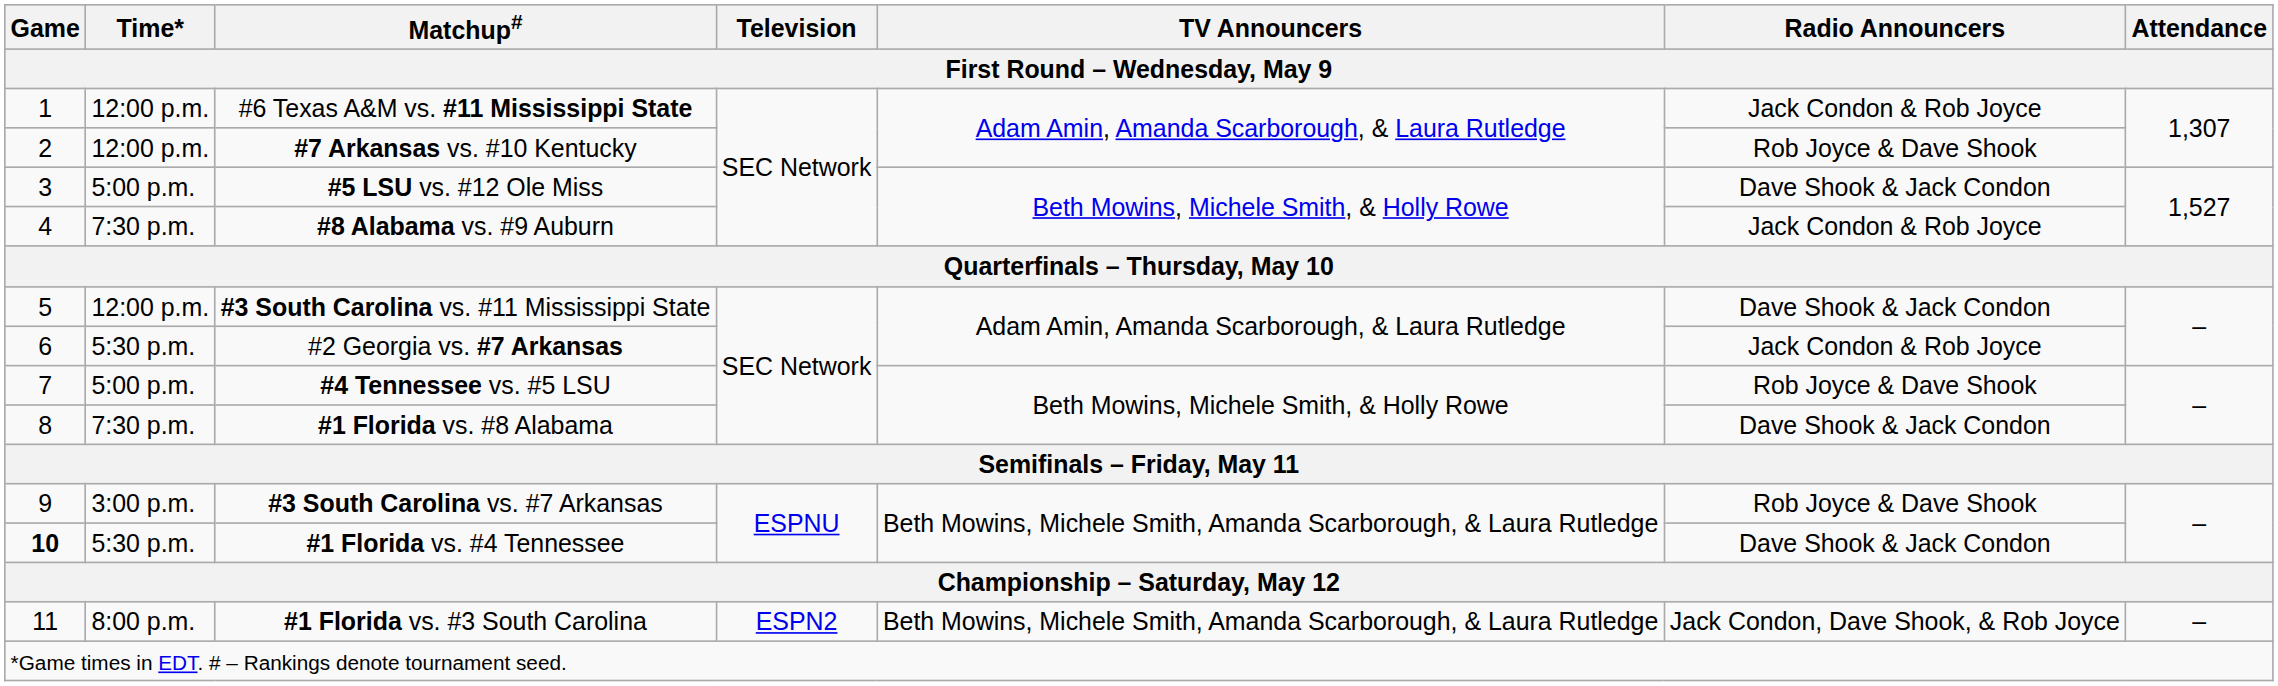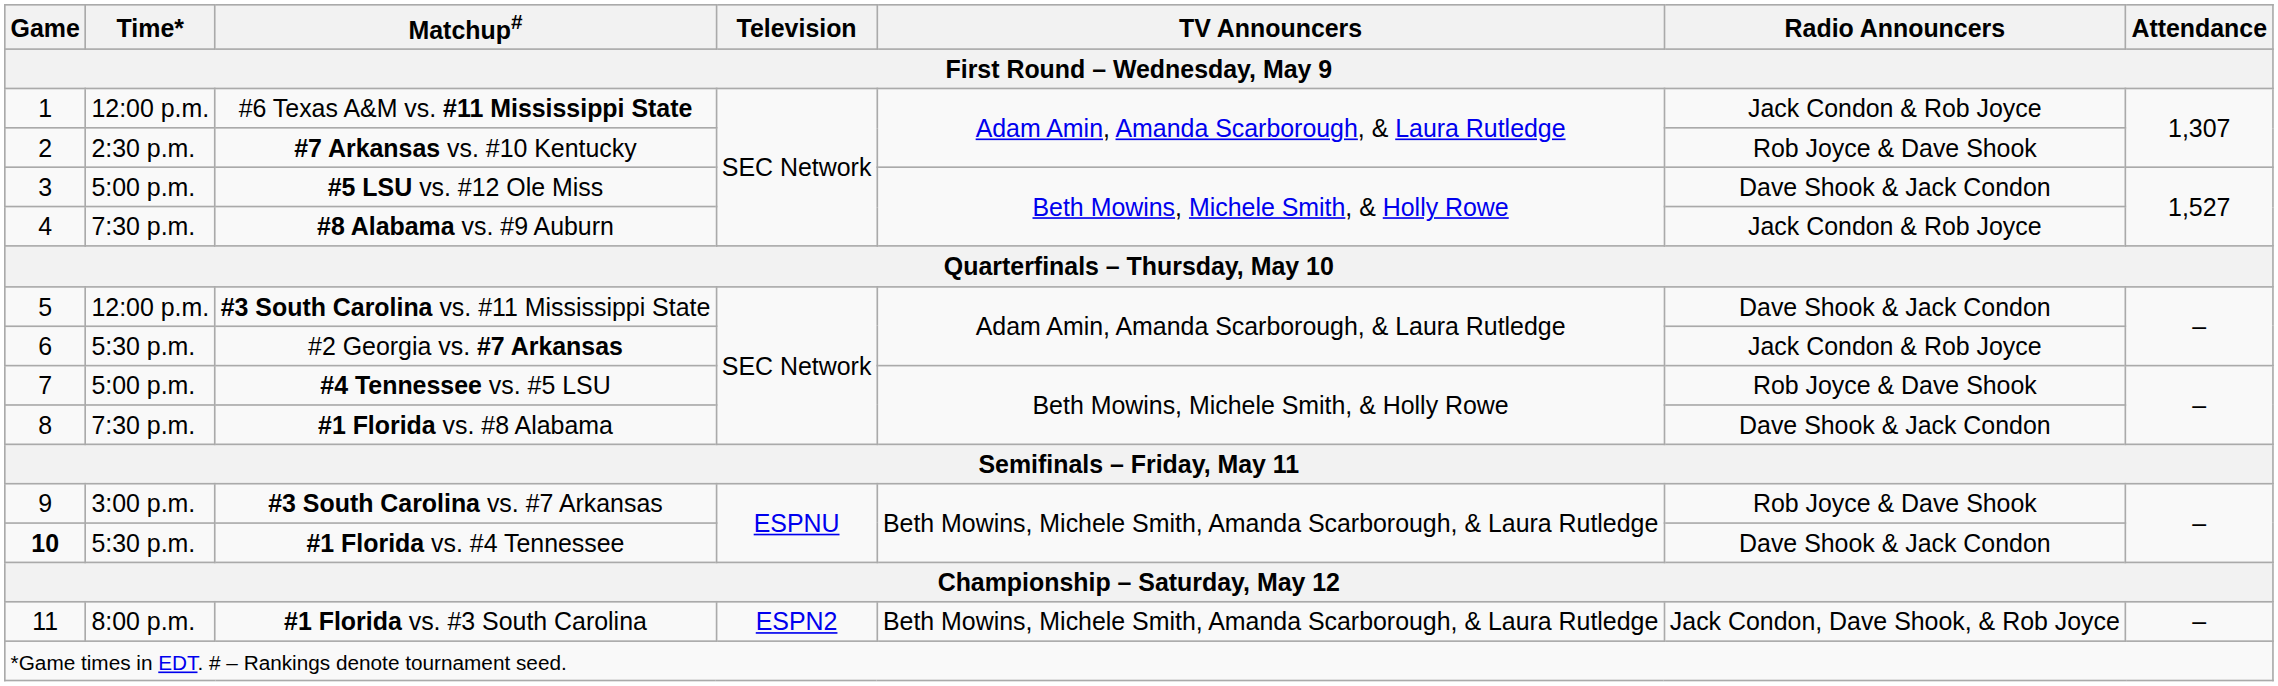(150, 148) 12:00 p.m. -> (143, 148) 2:30 p.m.
